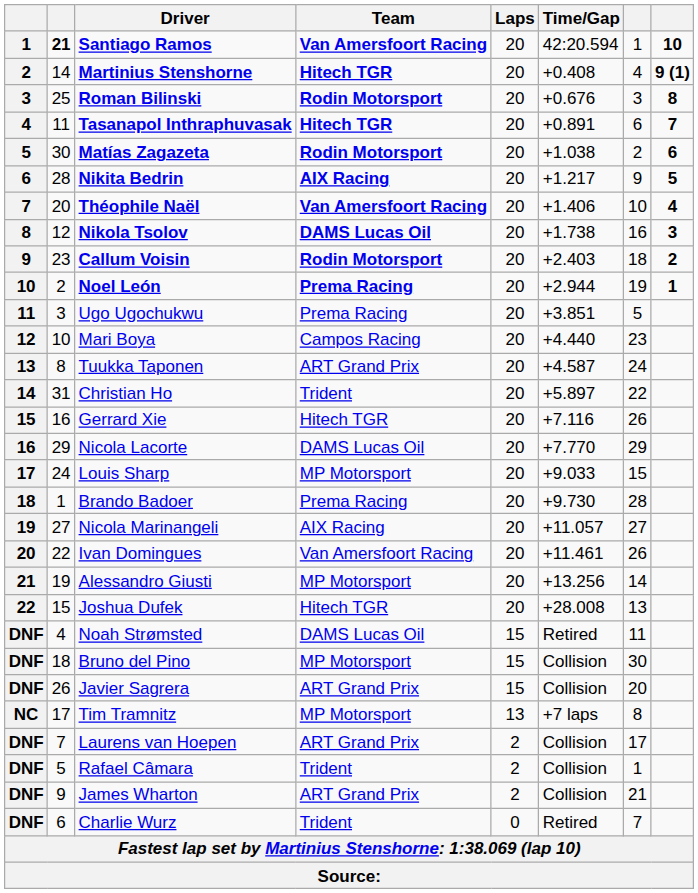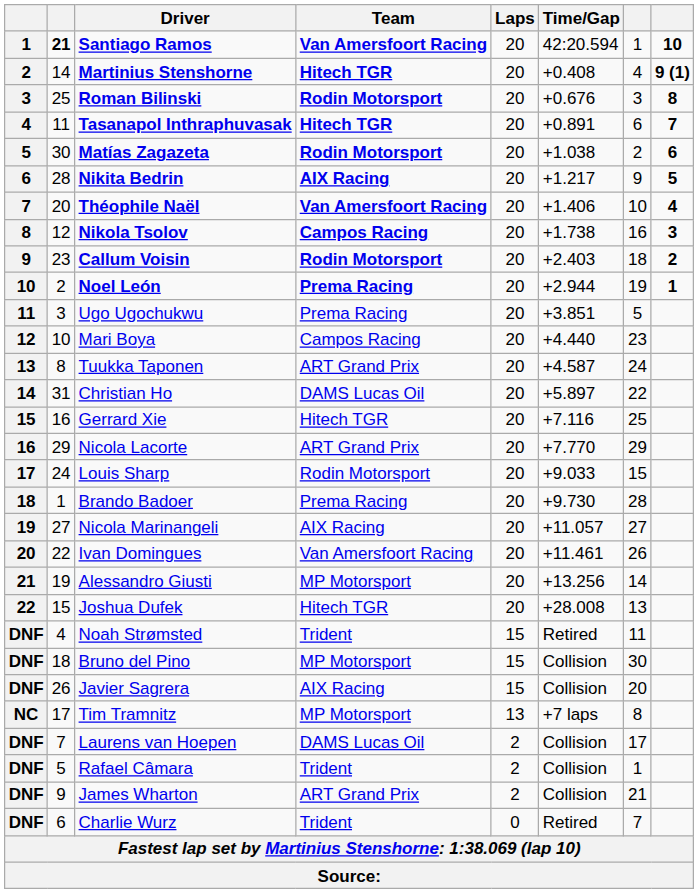(365, 232) DAMS Lucas Oil -> (364, 232) Campos Racing
(326, 393) Trident -> (362, 393) DAMS Lucas Oil
(637, 420) 26 -> (637, 420) 25
(362, 446) DAMS Lucas Oil -> (359, 446) ART Grand Prix
(355, 473) MP Motorsport -> (365, 473) Rodin Motorsport
(362, 634) DAMS Lucas Oil -> (326, 634) Trident
(359, 688) ART Grand Prix -> (342, 688) AIX Racing
(359, 741) ART Grand Prix -> (362, 741) DAMS Lucas Oil
